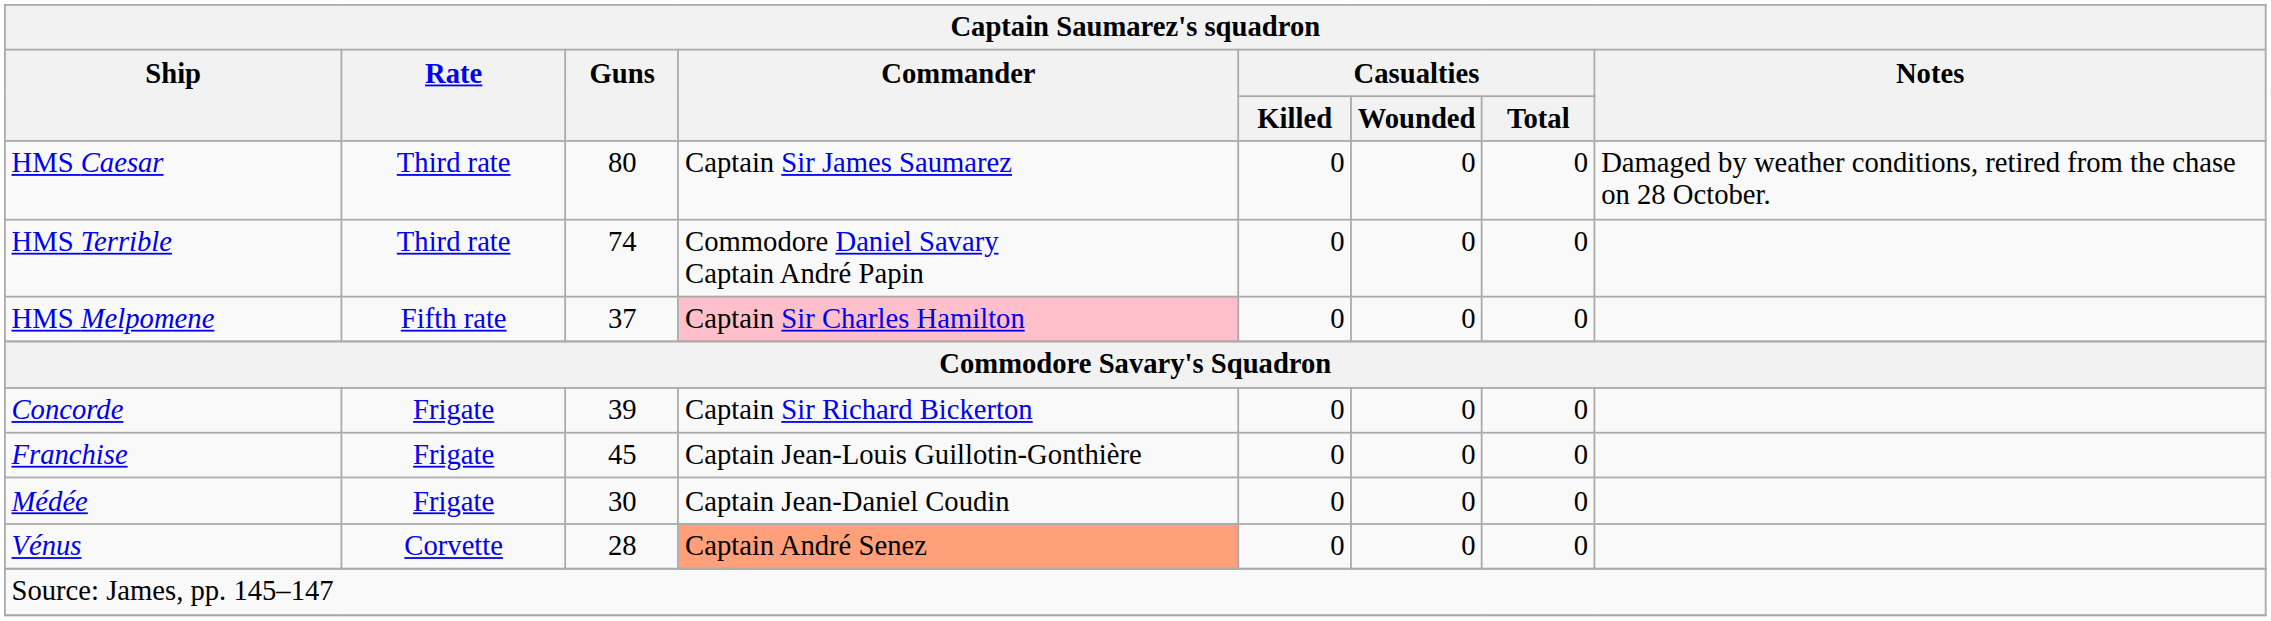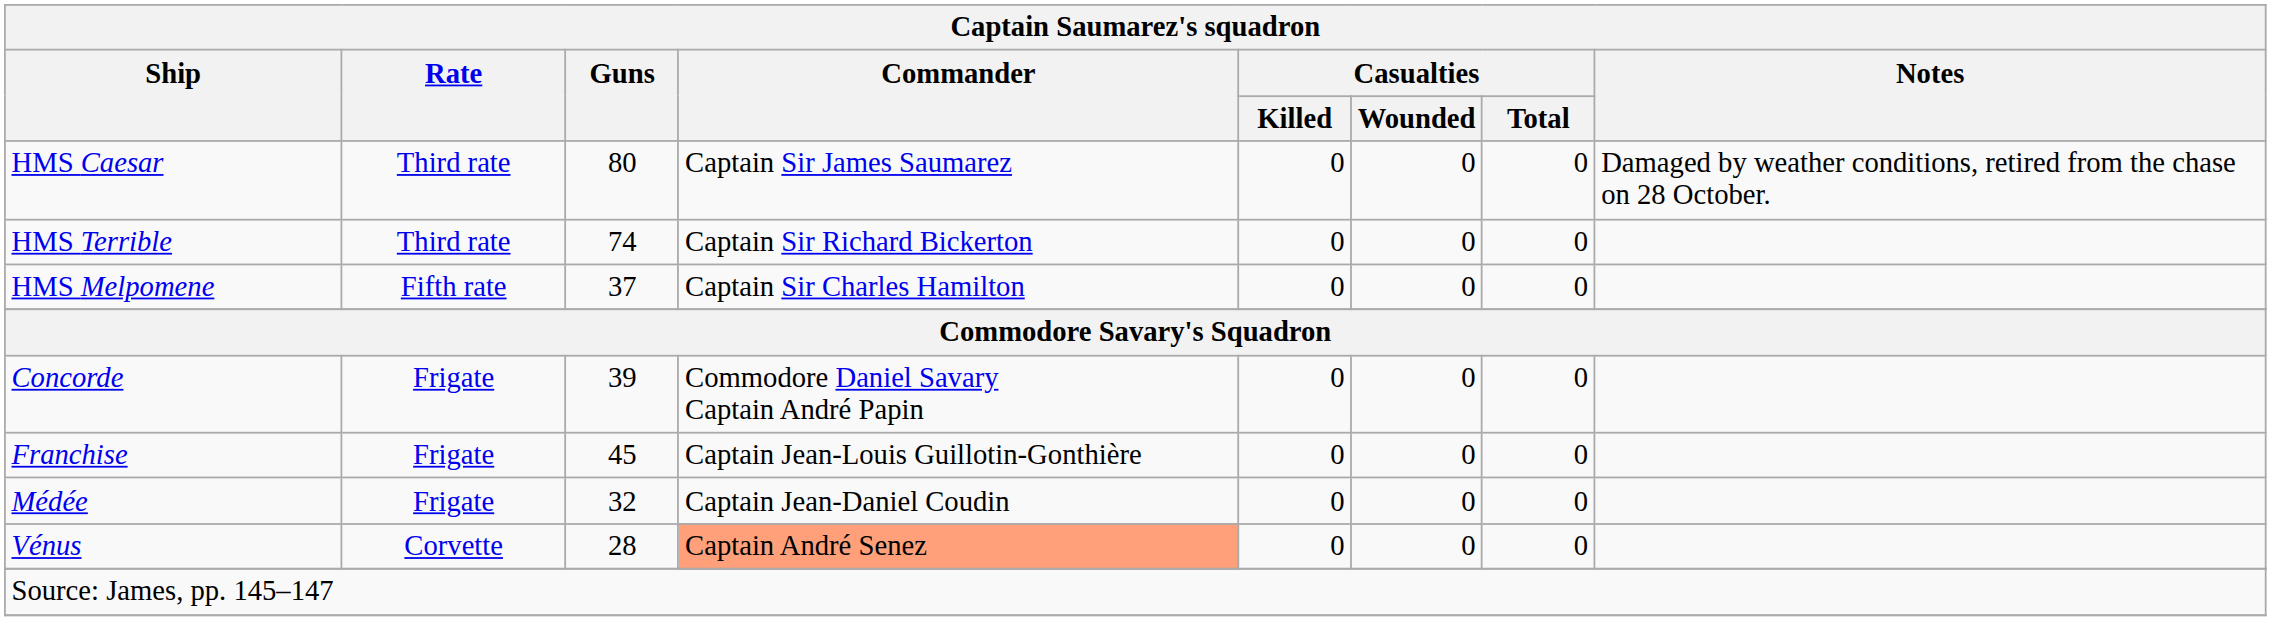(842, 257) Commodore Daniel Savary Captain André Papin -> (859, 241) Captain Sir Richard Bickerton
(855, 318) pink background -> (855, 286) no background
(859, 409) Captain Sir Richard Bickerton -> (842, 393) Commodore Daniel Savary Captain André Papin
(622, 500) 30 -> (622, 500) 32
